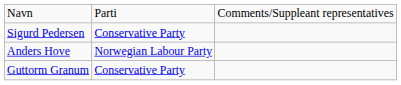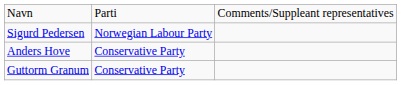(140, 32) Conservative Party -> (153, 32) Norwegian Labour Party
(153, 51) Norwegian Labour Party -> (140, 51) Conservative Party
